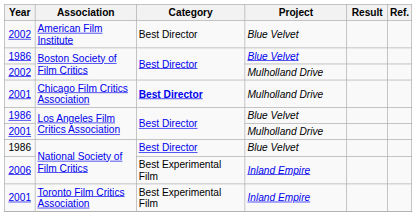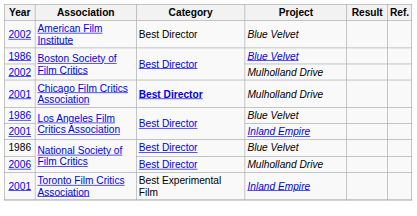(285, 132) Mulholland Drive -> (279, 132) Inland Empire
(180, 170) Best Experimental Film -> (168, 164) Best Director
(279, 170) Inland Empire -> (285, 164) Mulholland Drive
